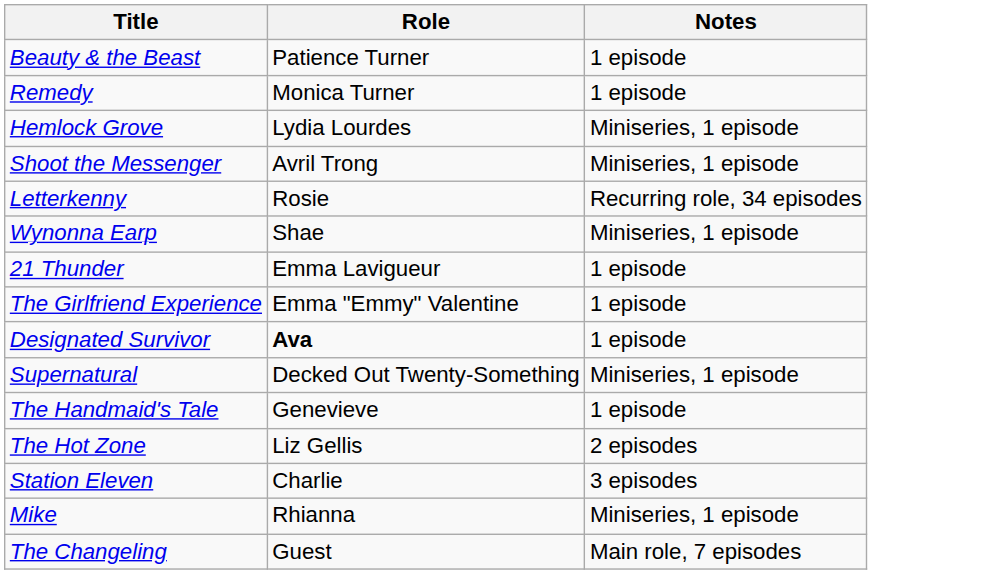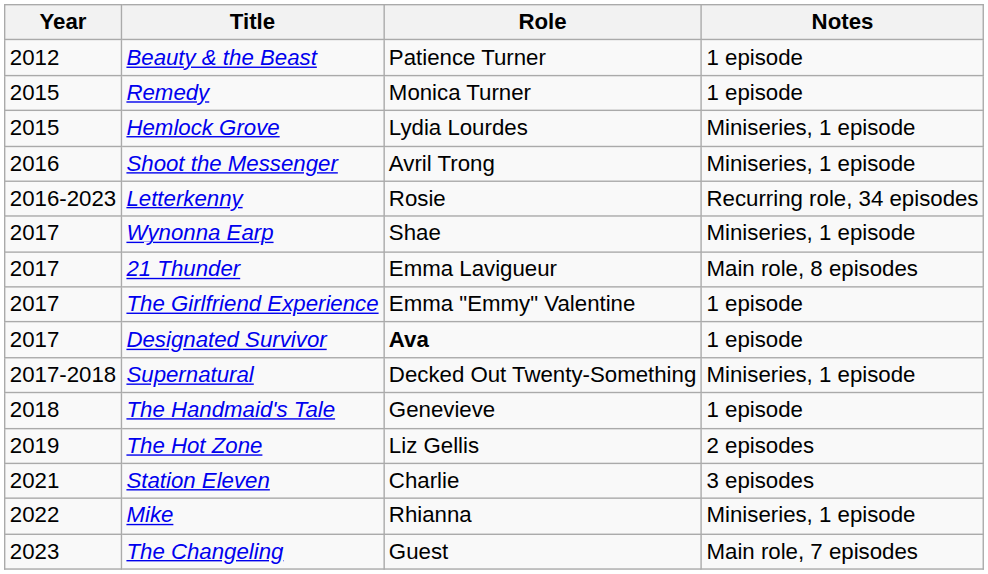+ column: (63, 22)
(638, 269) 1 episode -> (812, 269) Main role, 8 episodes
